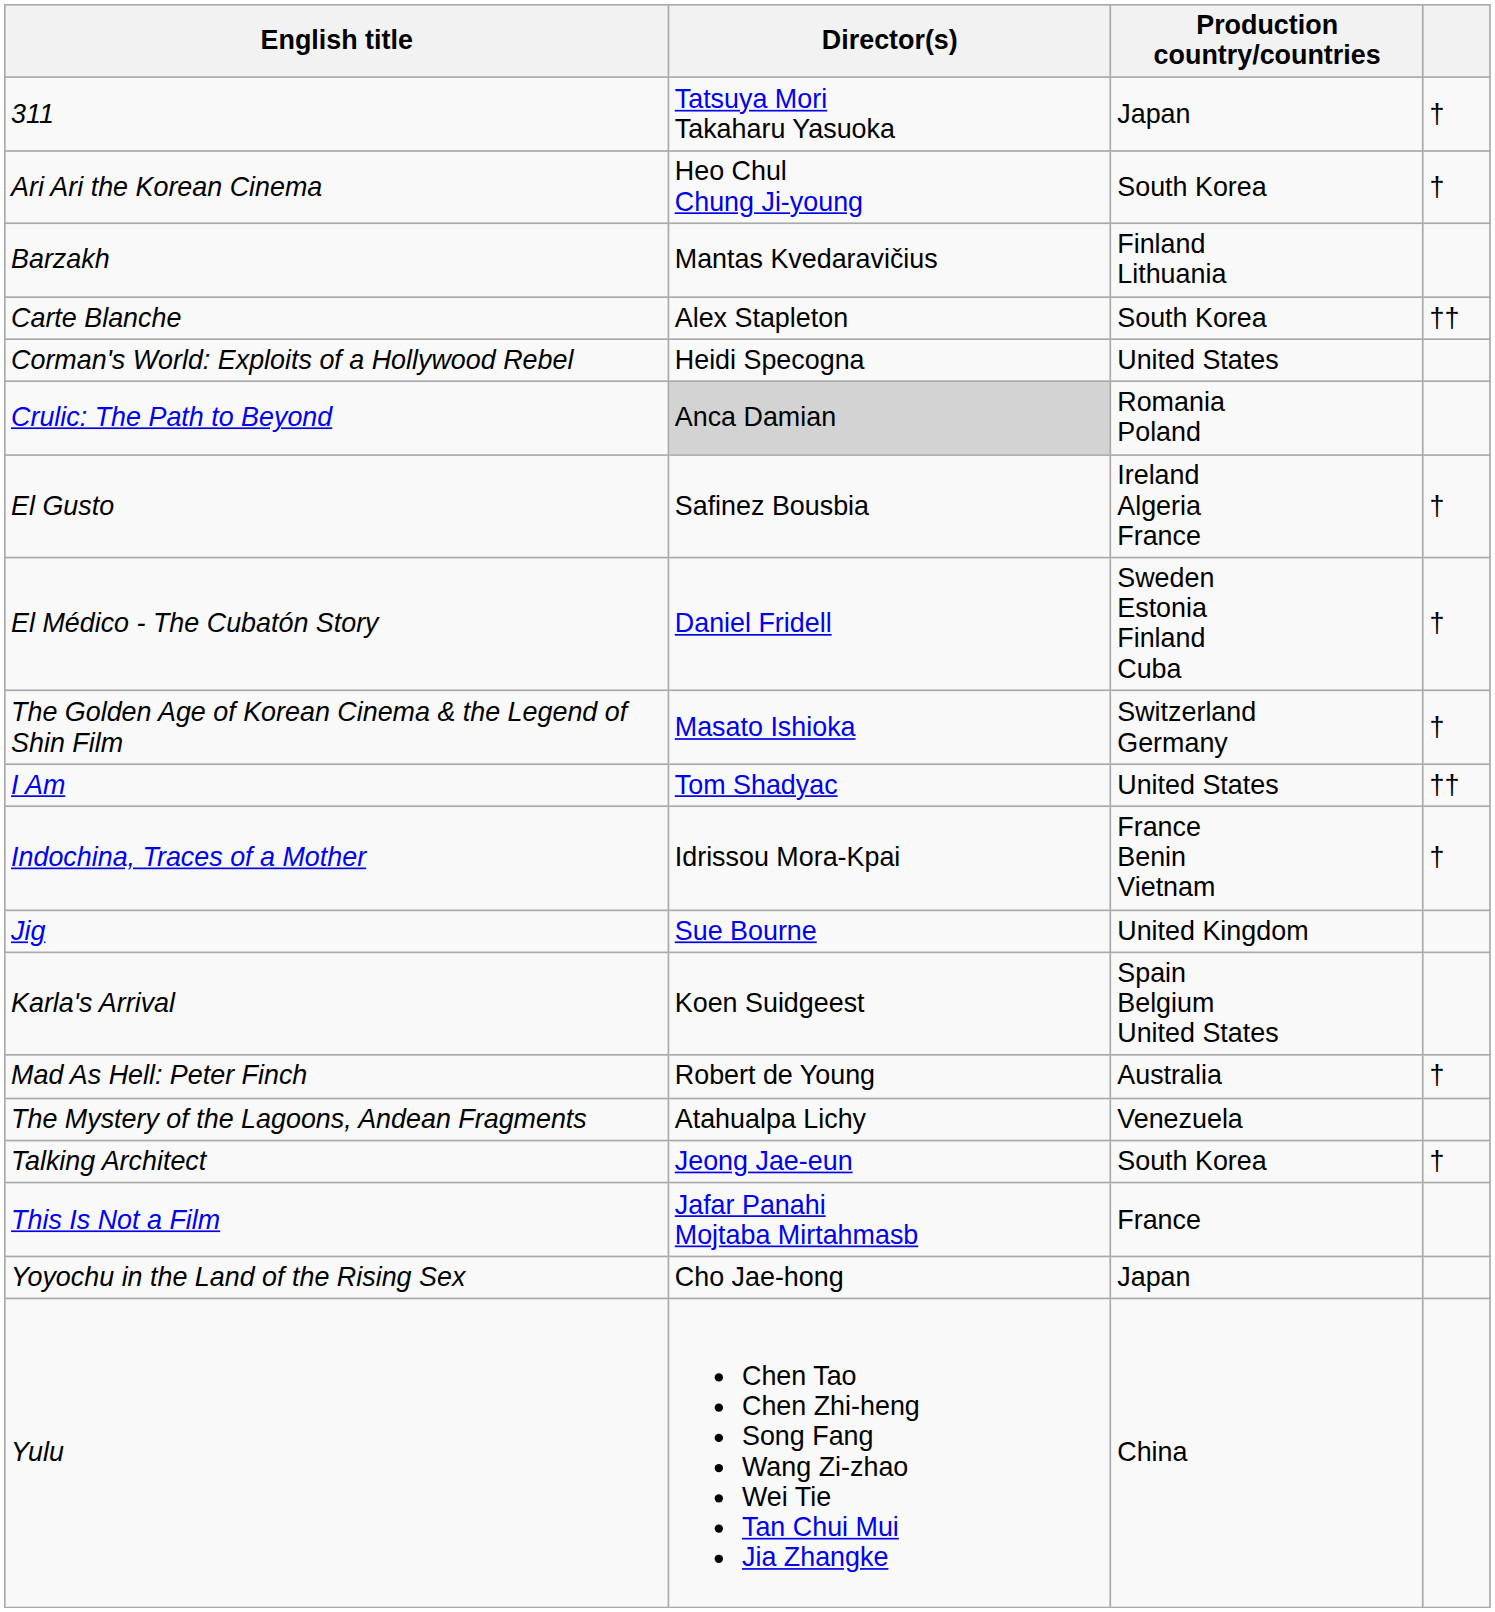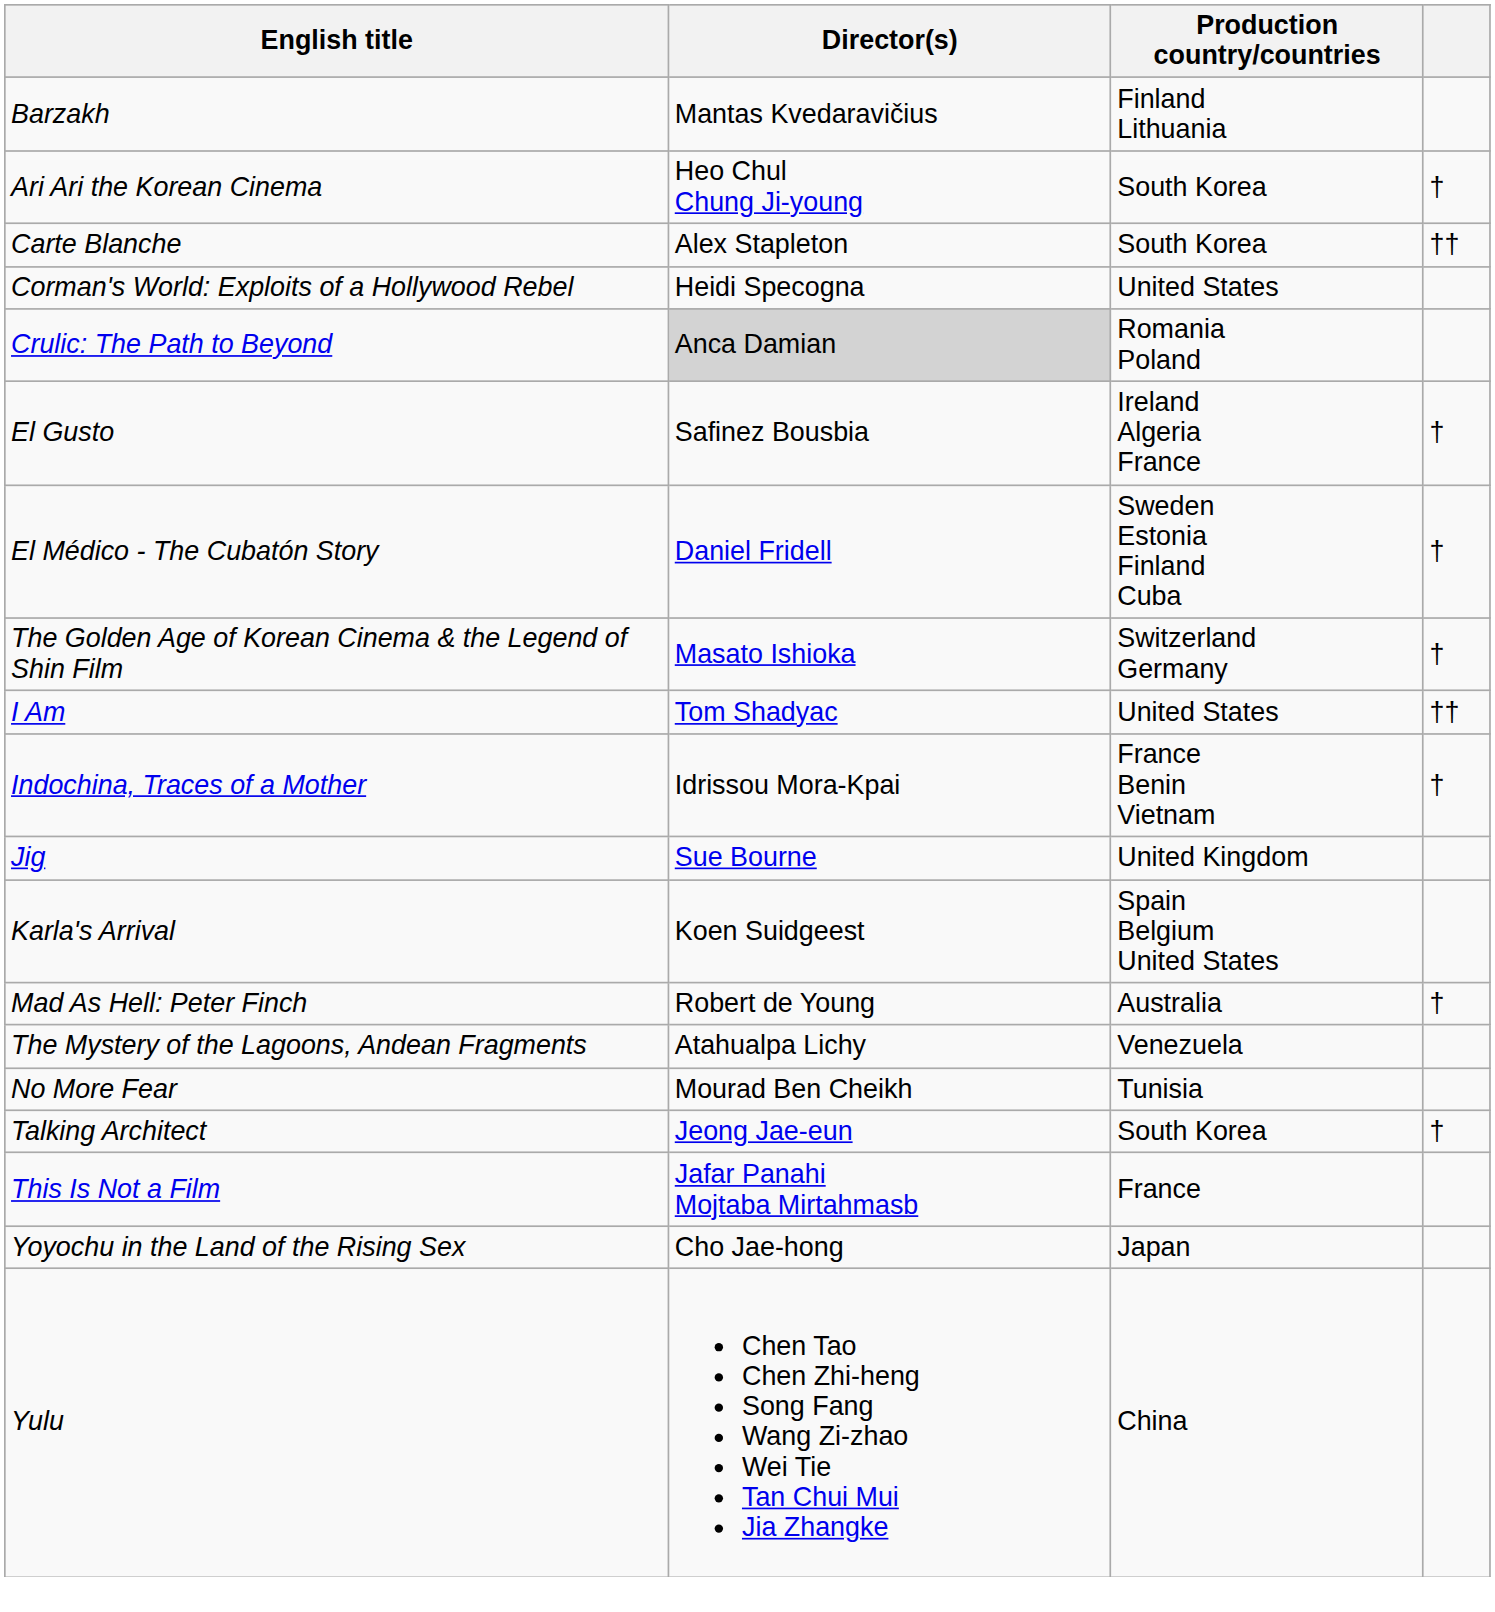- row: (32, 113)
rows swapped: (167, 186) <-> (60, 259)
+ row: (94, 1088)
